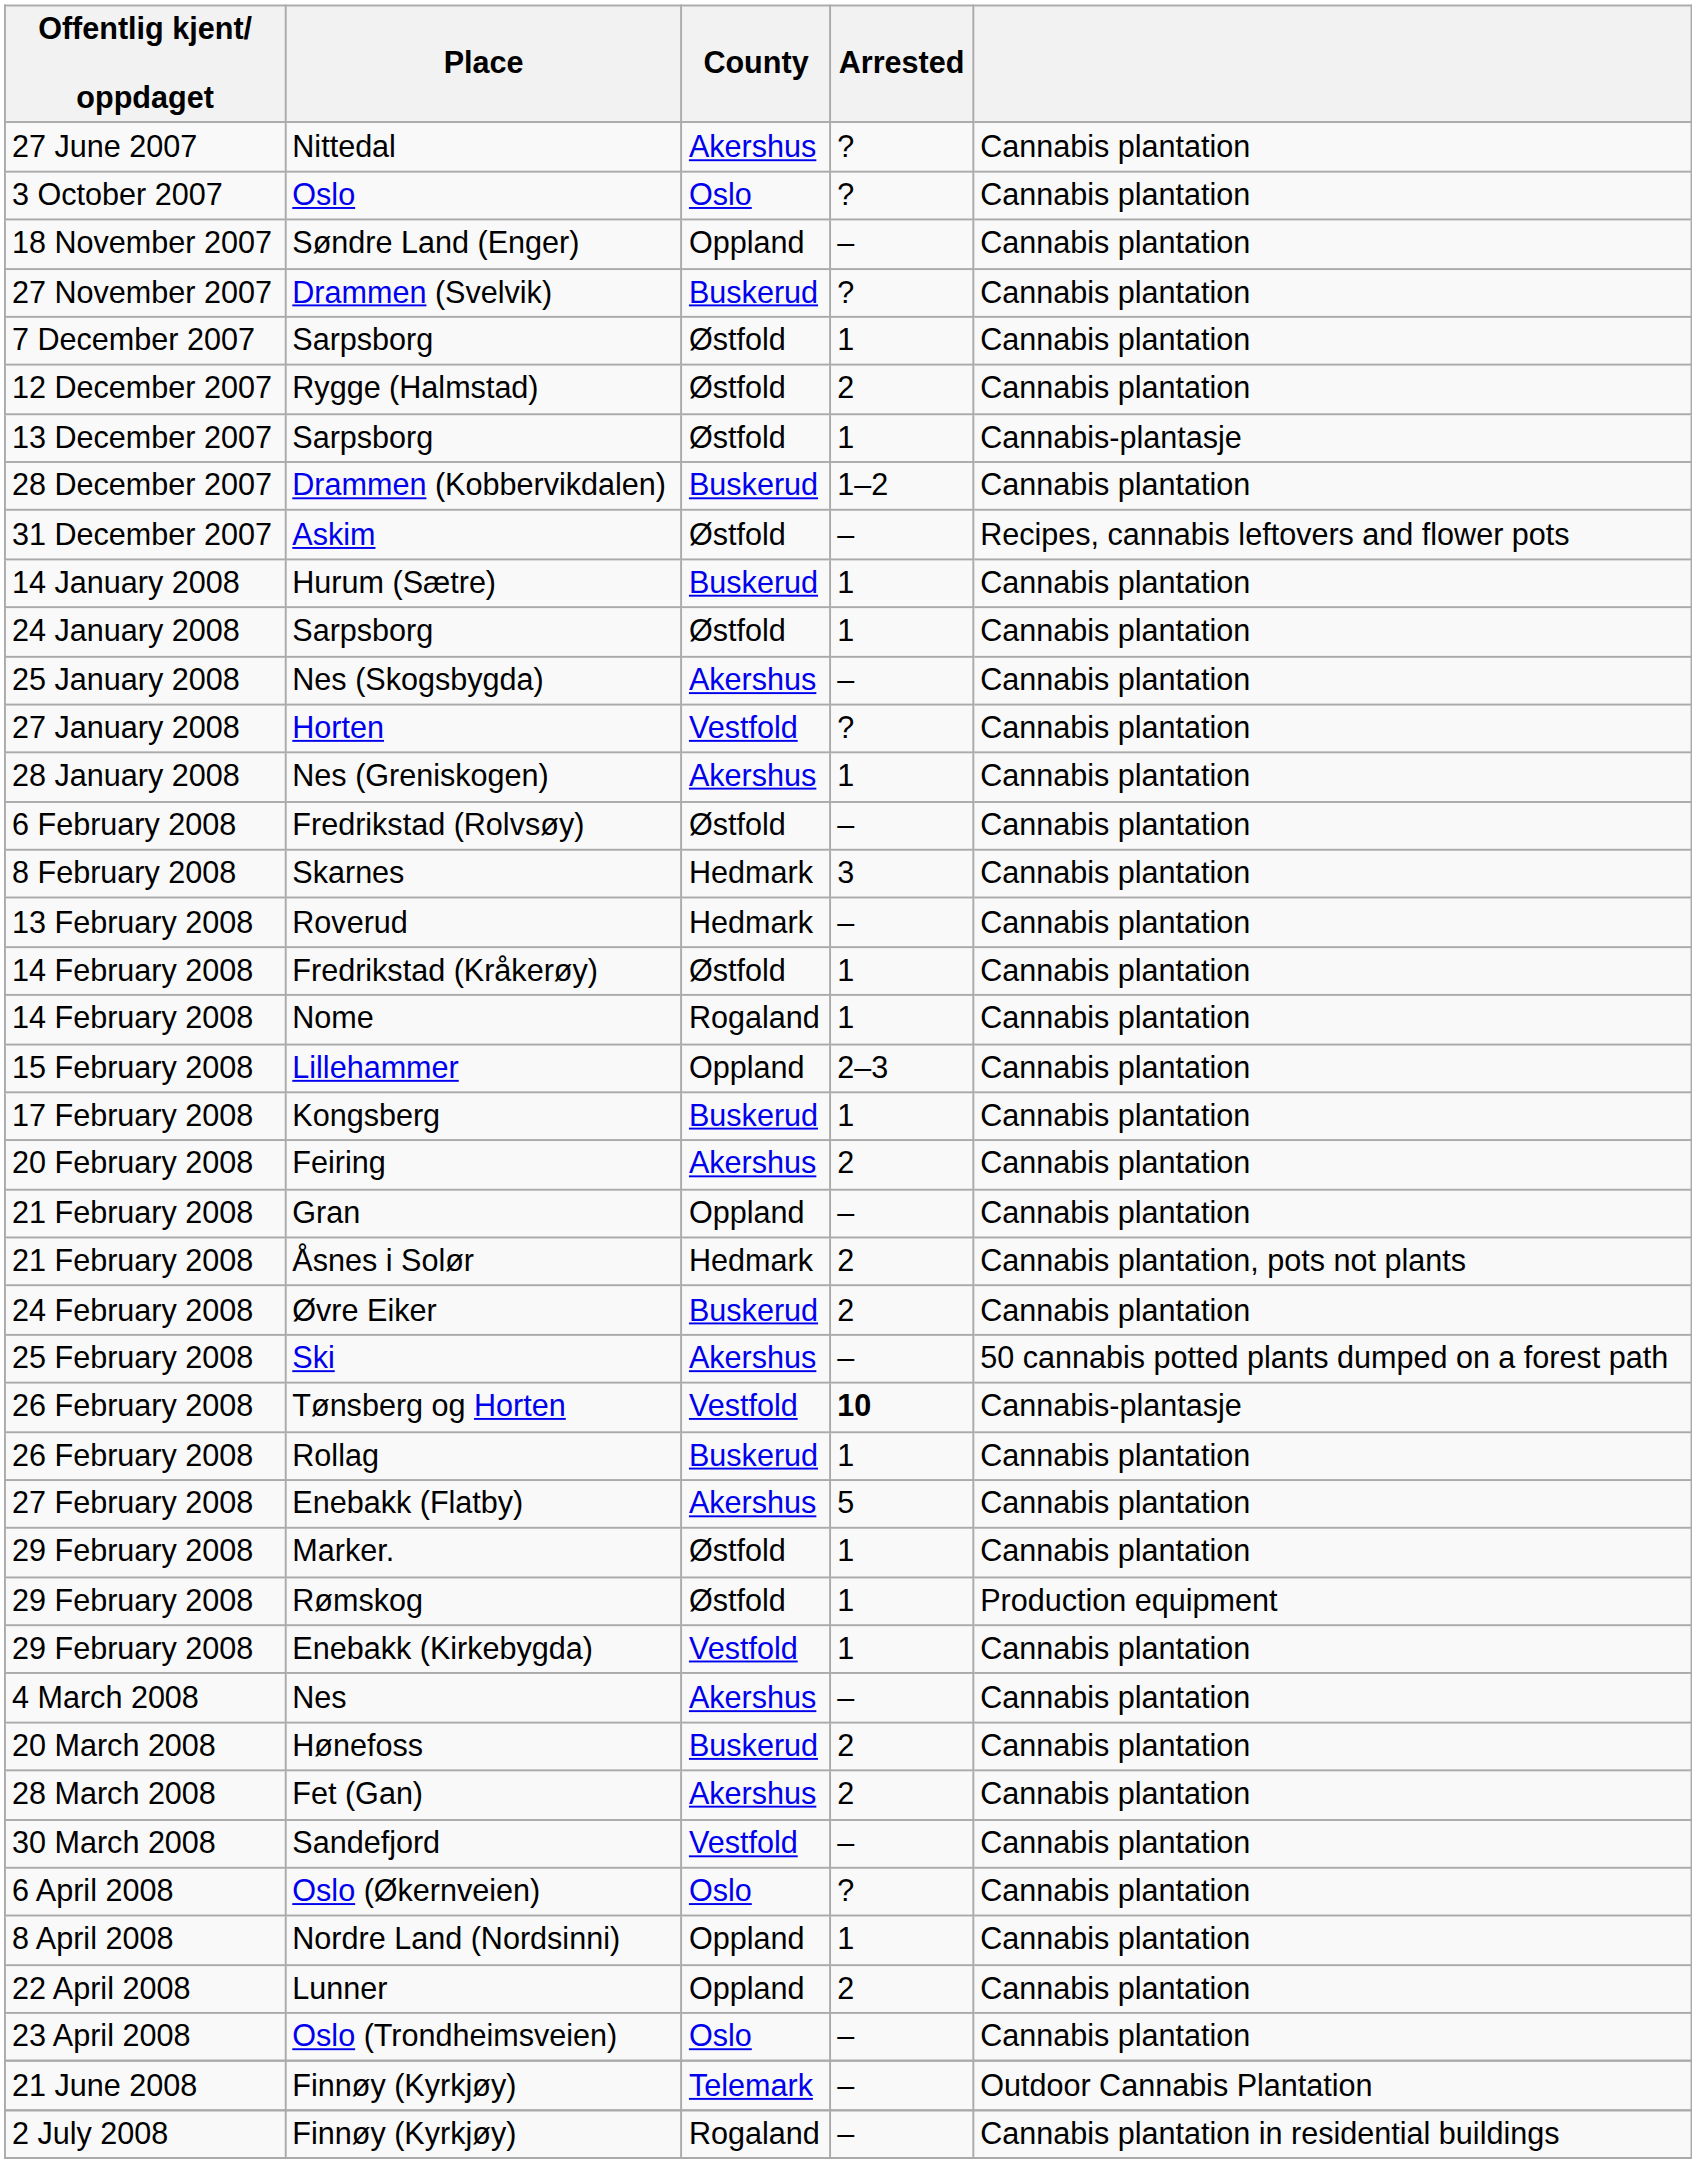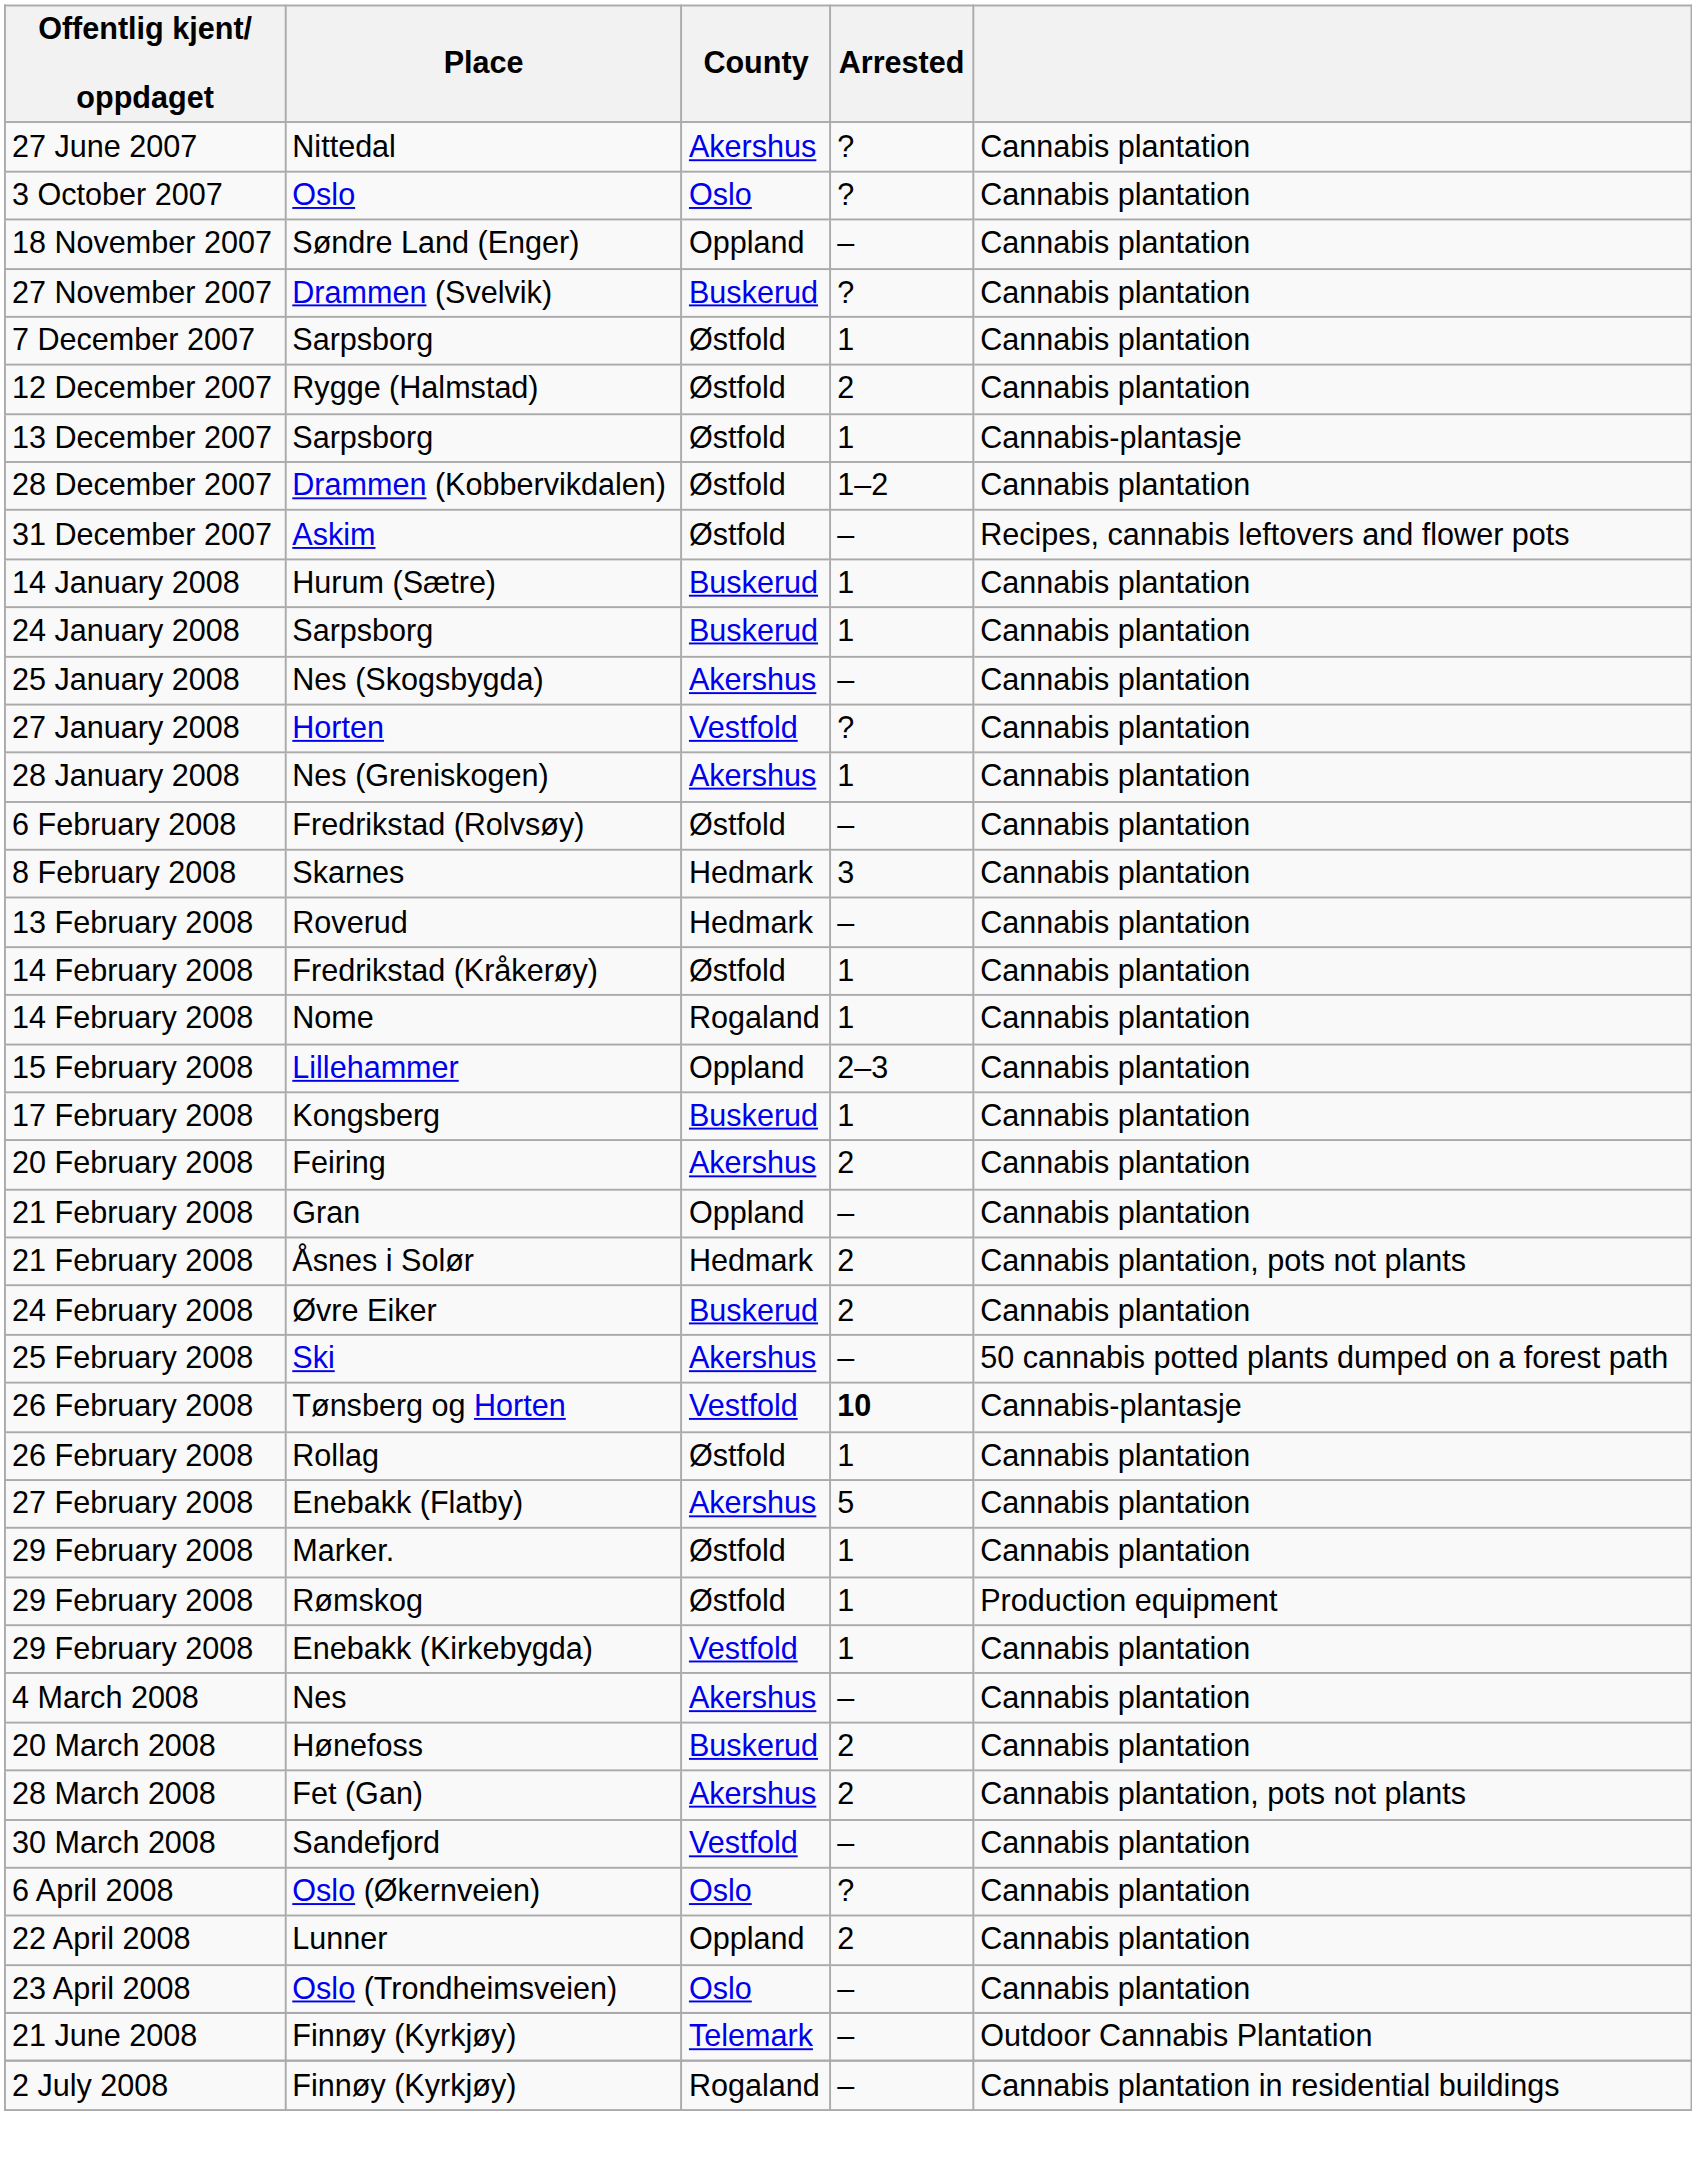(753, 485) Buskerud -> (737, 485) Østfold
(737, 631) Østfold -> (753, 631) Buskerud
(753, 1455) Buskerud -> (737, 1455) Østfold
(1115, 1794) Cannabis plantation -> (1223, 1794) Cannabis plantation, pots not plants
- row: (93, 1939)
